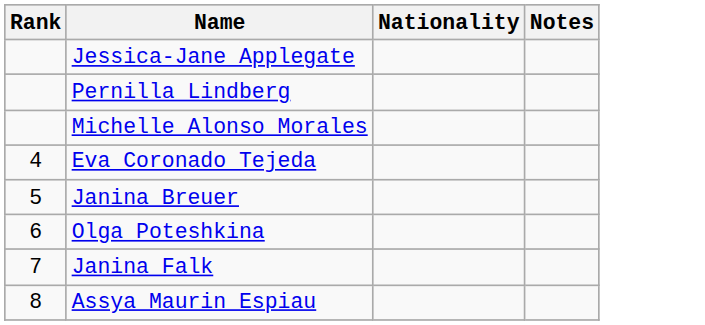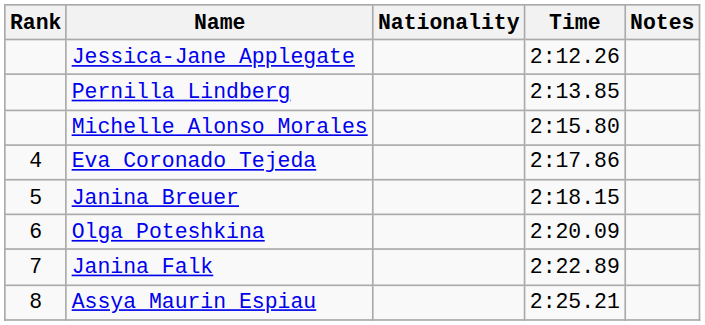+ column: (575, 22)
